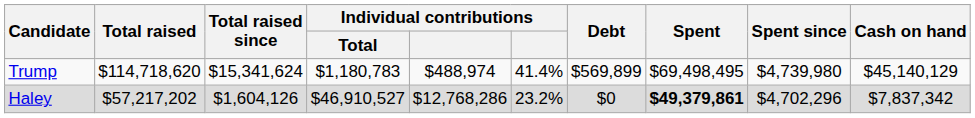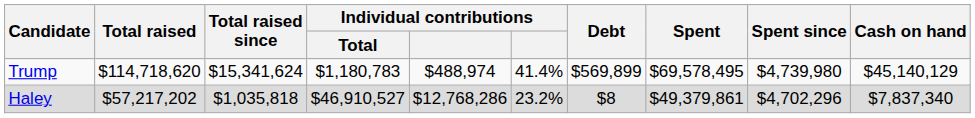(697, 71) $69,498,495 -> (697, 71) $69,578,495
(256, 98) $1,604,126 -> (256, 98) $1,035,818
(606, 98) $0 -> (606, 98) $8
(697, 98) bold -> (697, 98) normal
(911, 98) $7,837,342 -> (911, 98) $7,837,340
